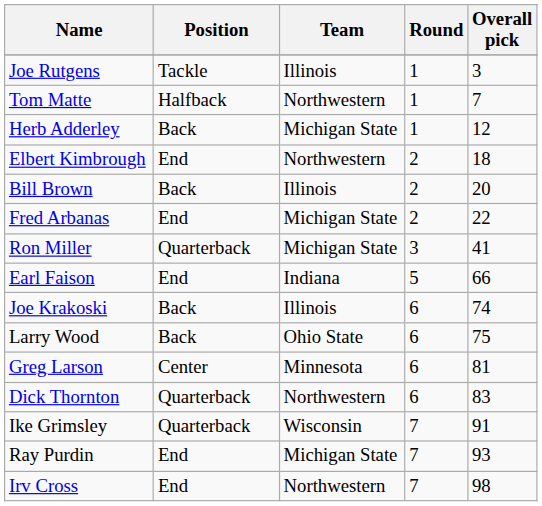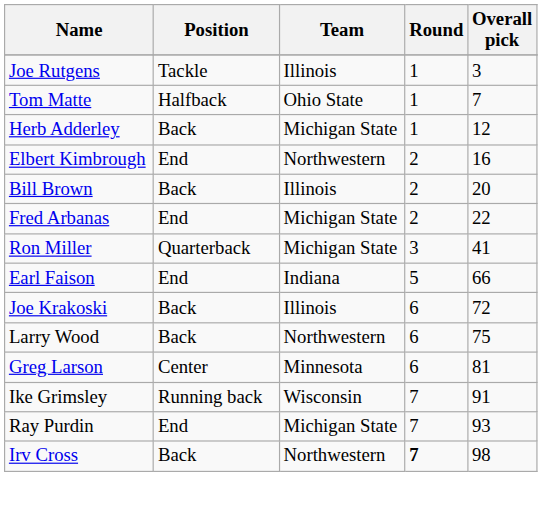(335, 99) Northwestern -> (323, 99) Ohio State
(481, 159) 18 -> (481, 159) 16
(481, 307) 74 -> (481, 307) 72
(323, 337) Ohio State -> (335, 337) Northwestern
- row: (64, 396)
(204, 426) Quarterback -> (210, 396) Running back
(173, 485) End -> (177, 456) Back
(414, 485) normal -> (414, 456) bold
